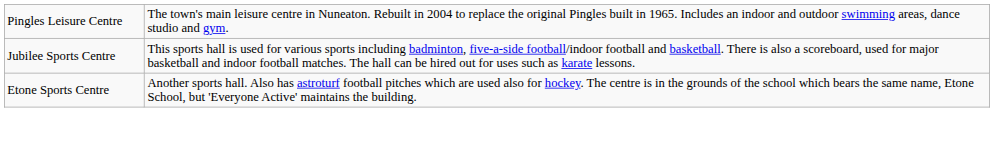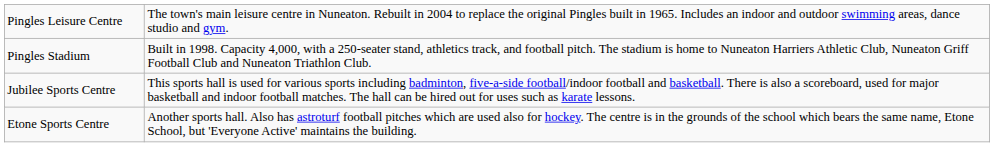+ row: (49, 55)
